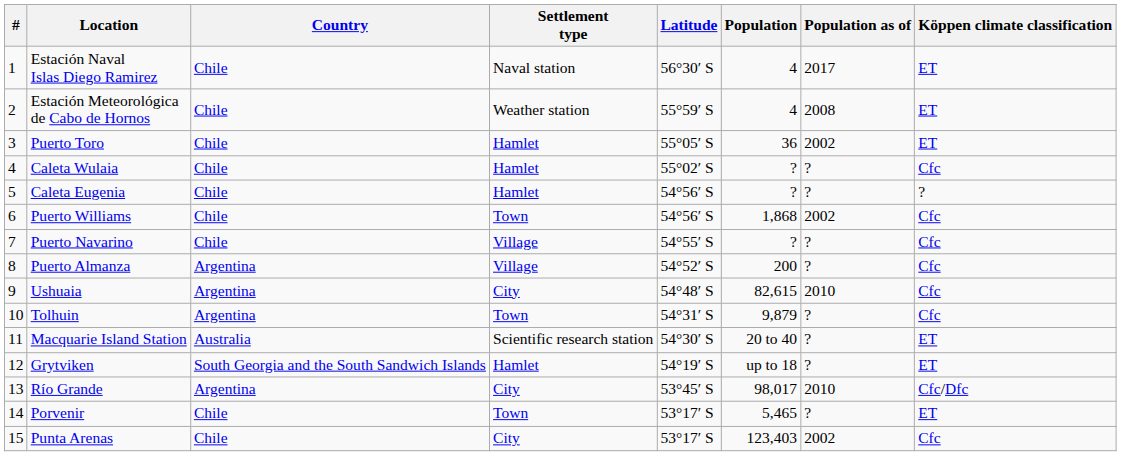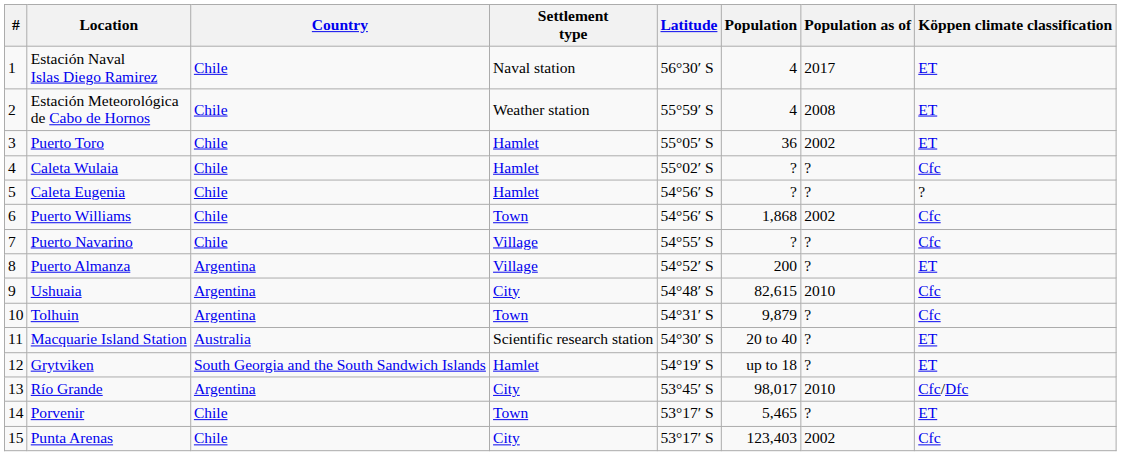(929, 266) Cfc -> (928, 266) ET
